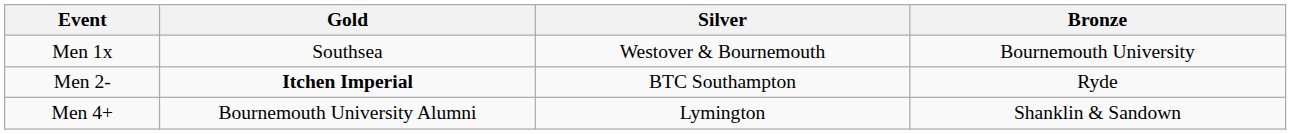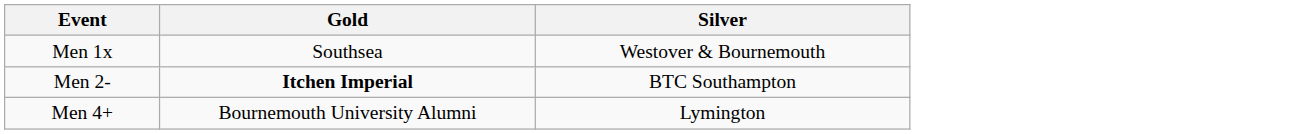- column: (1098, 19)
